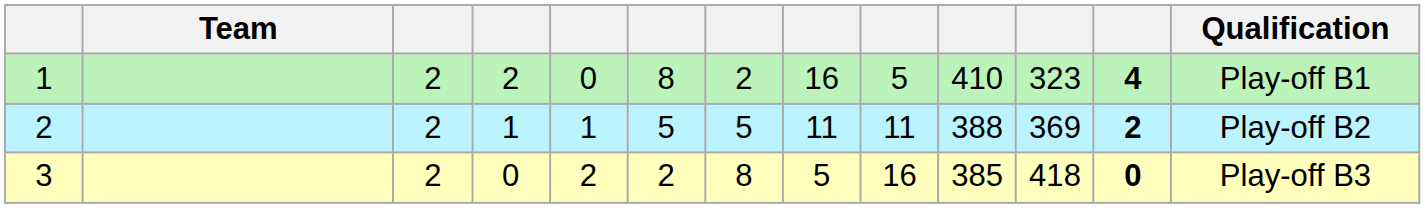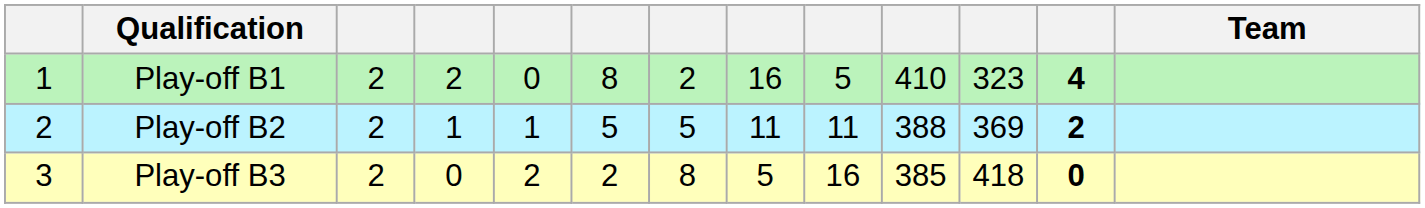columns swapped: (238, 29) <-> (1295, 29)
